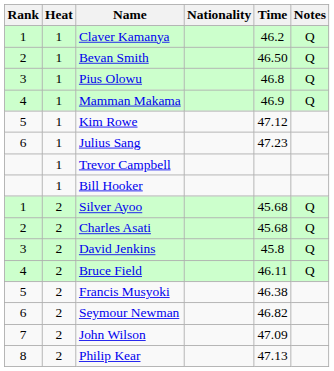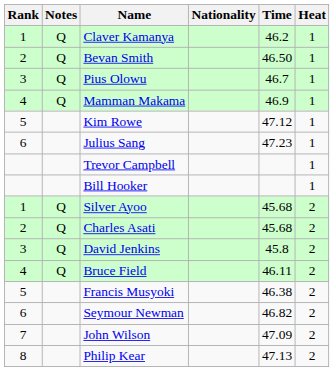columns swapped: (59, 15) <-> (310, 15)
(273, 79) 46.8 -> (277, 79) 46.7
